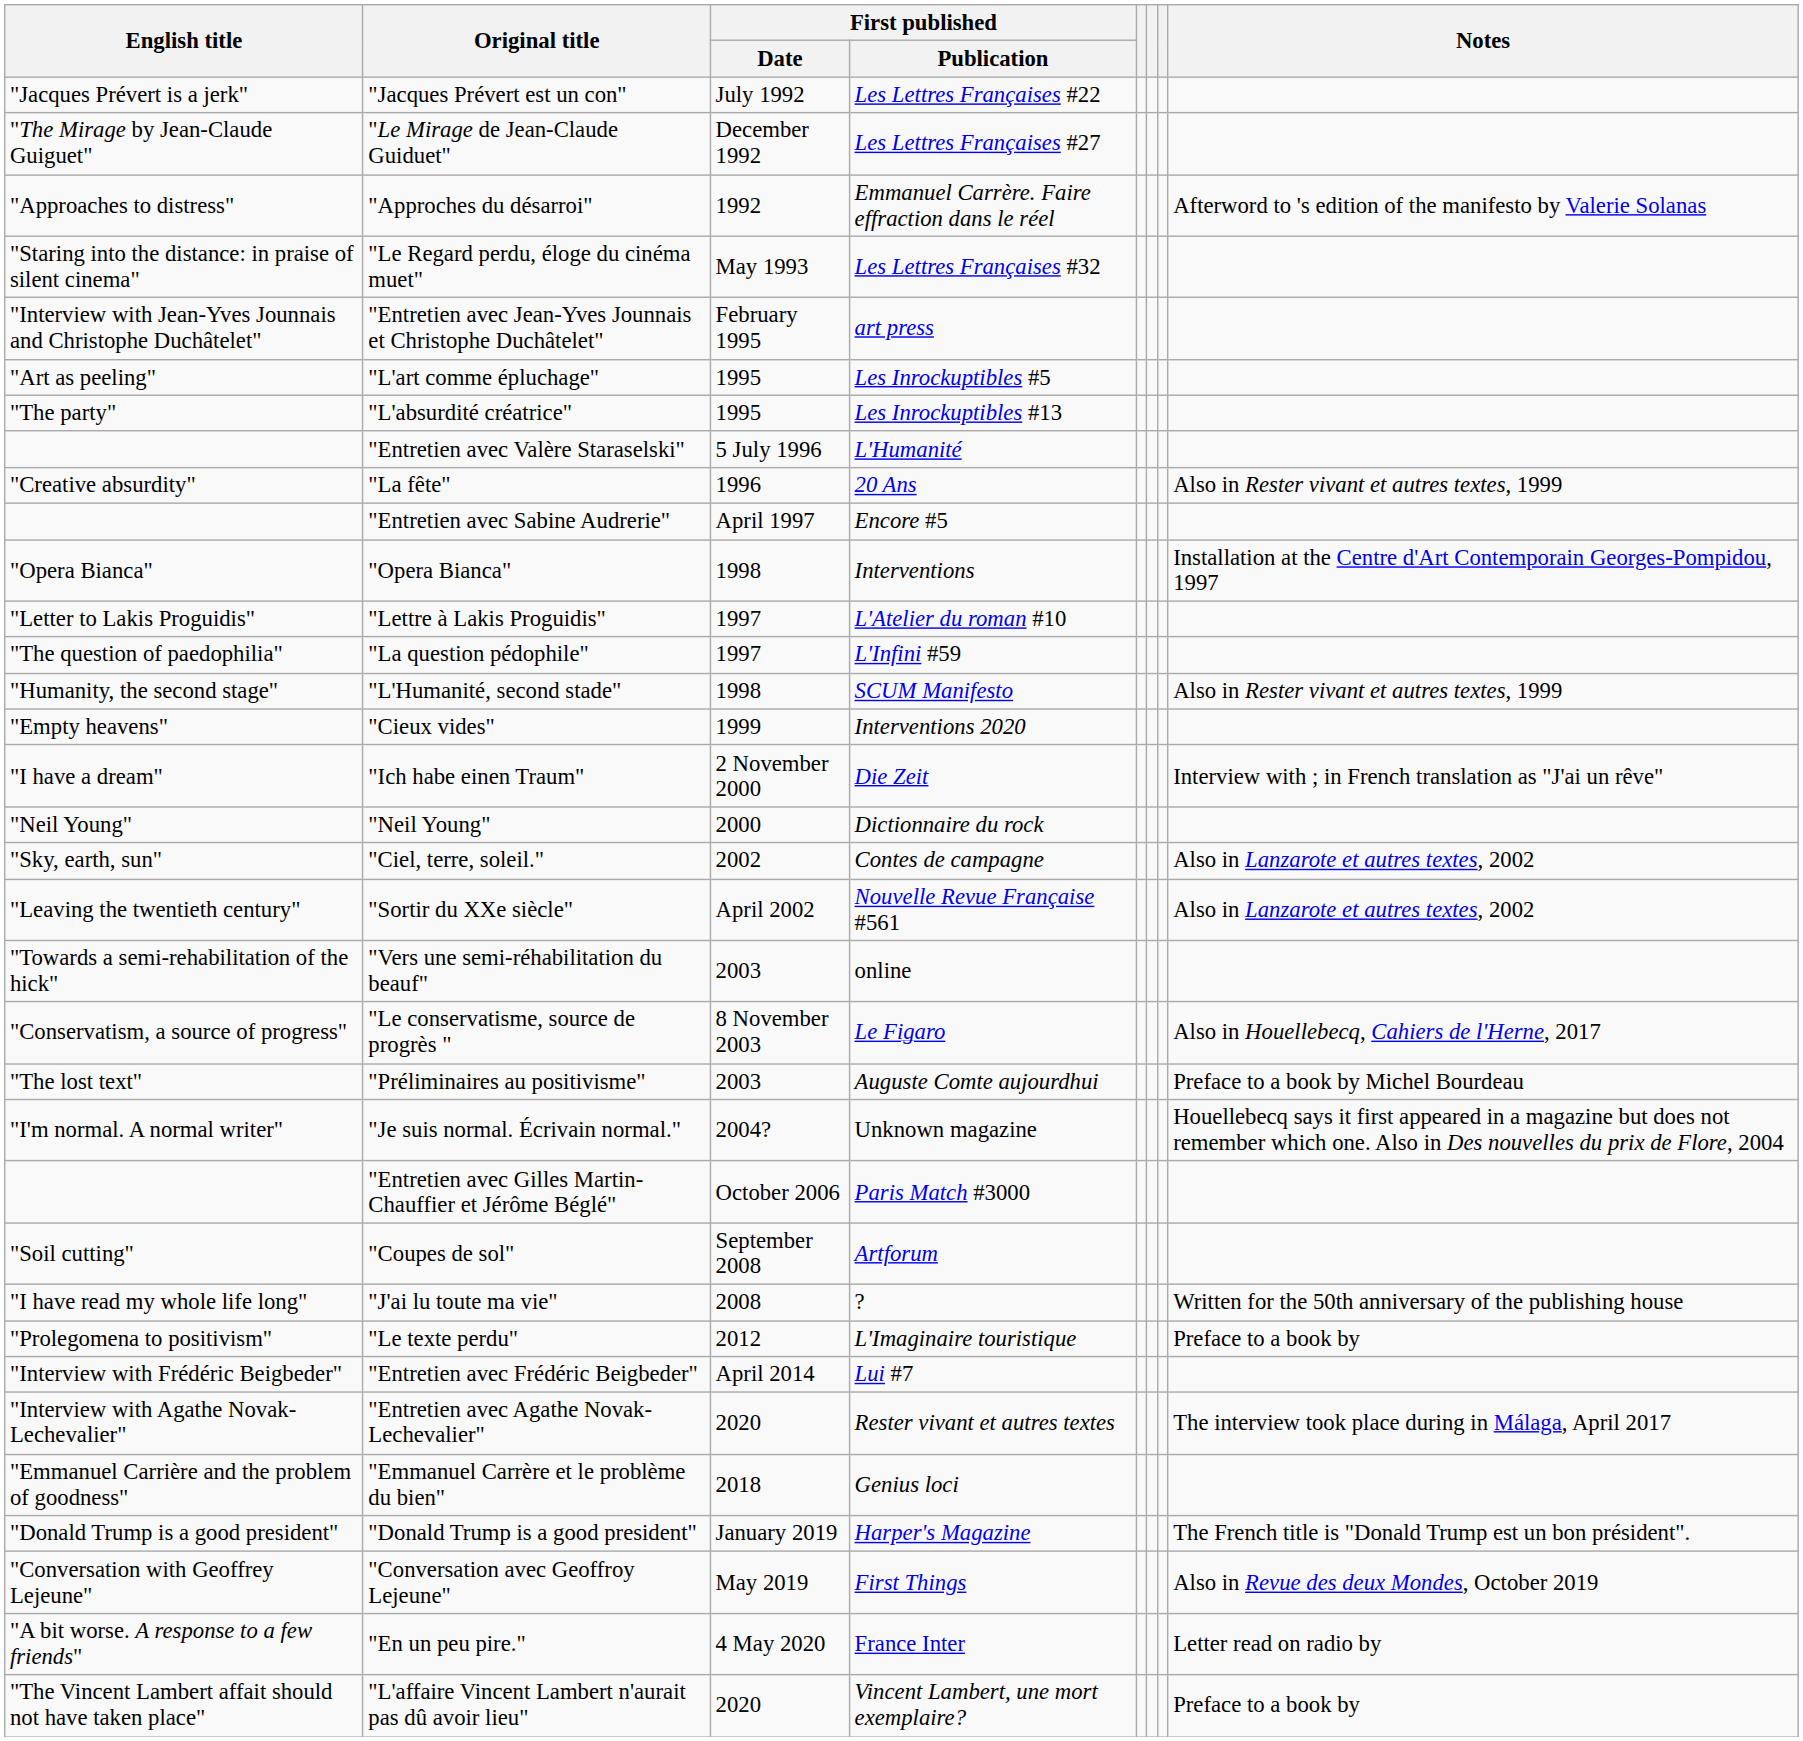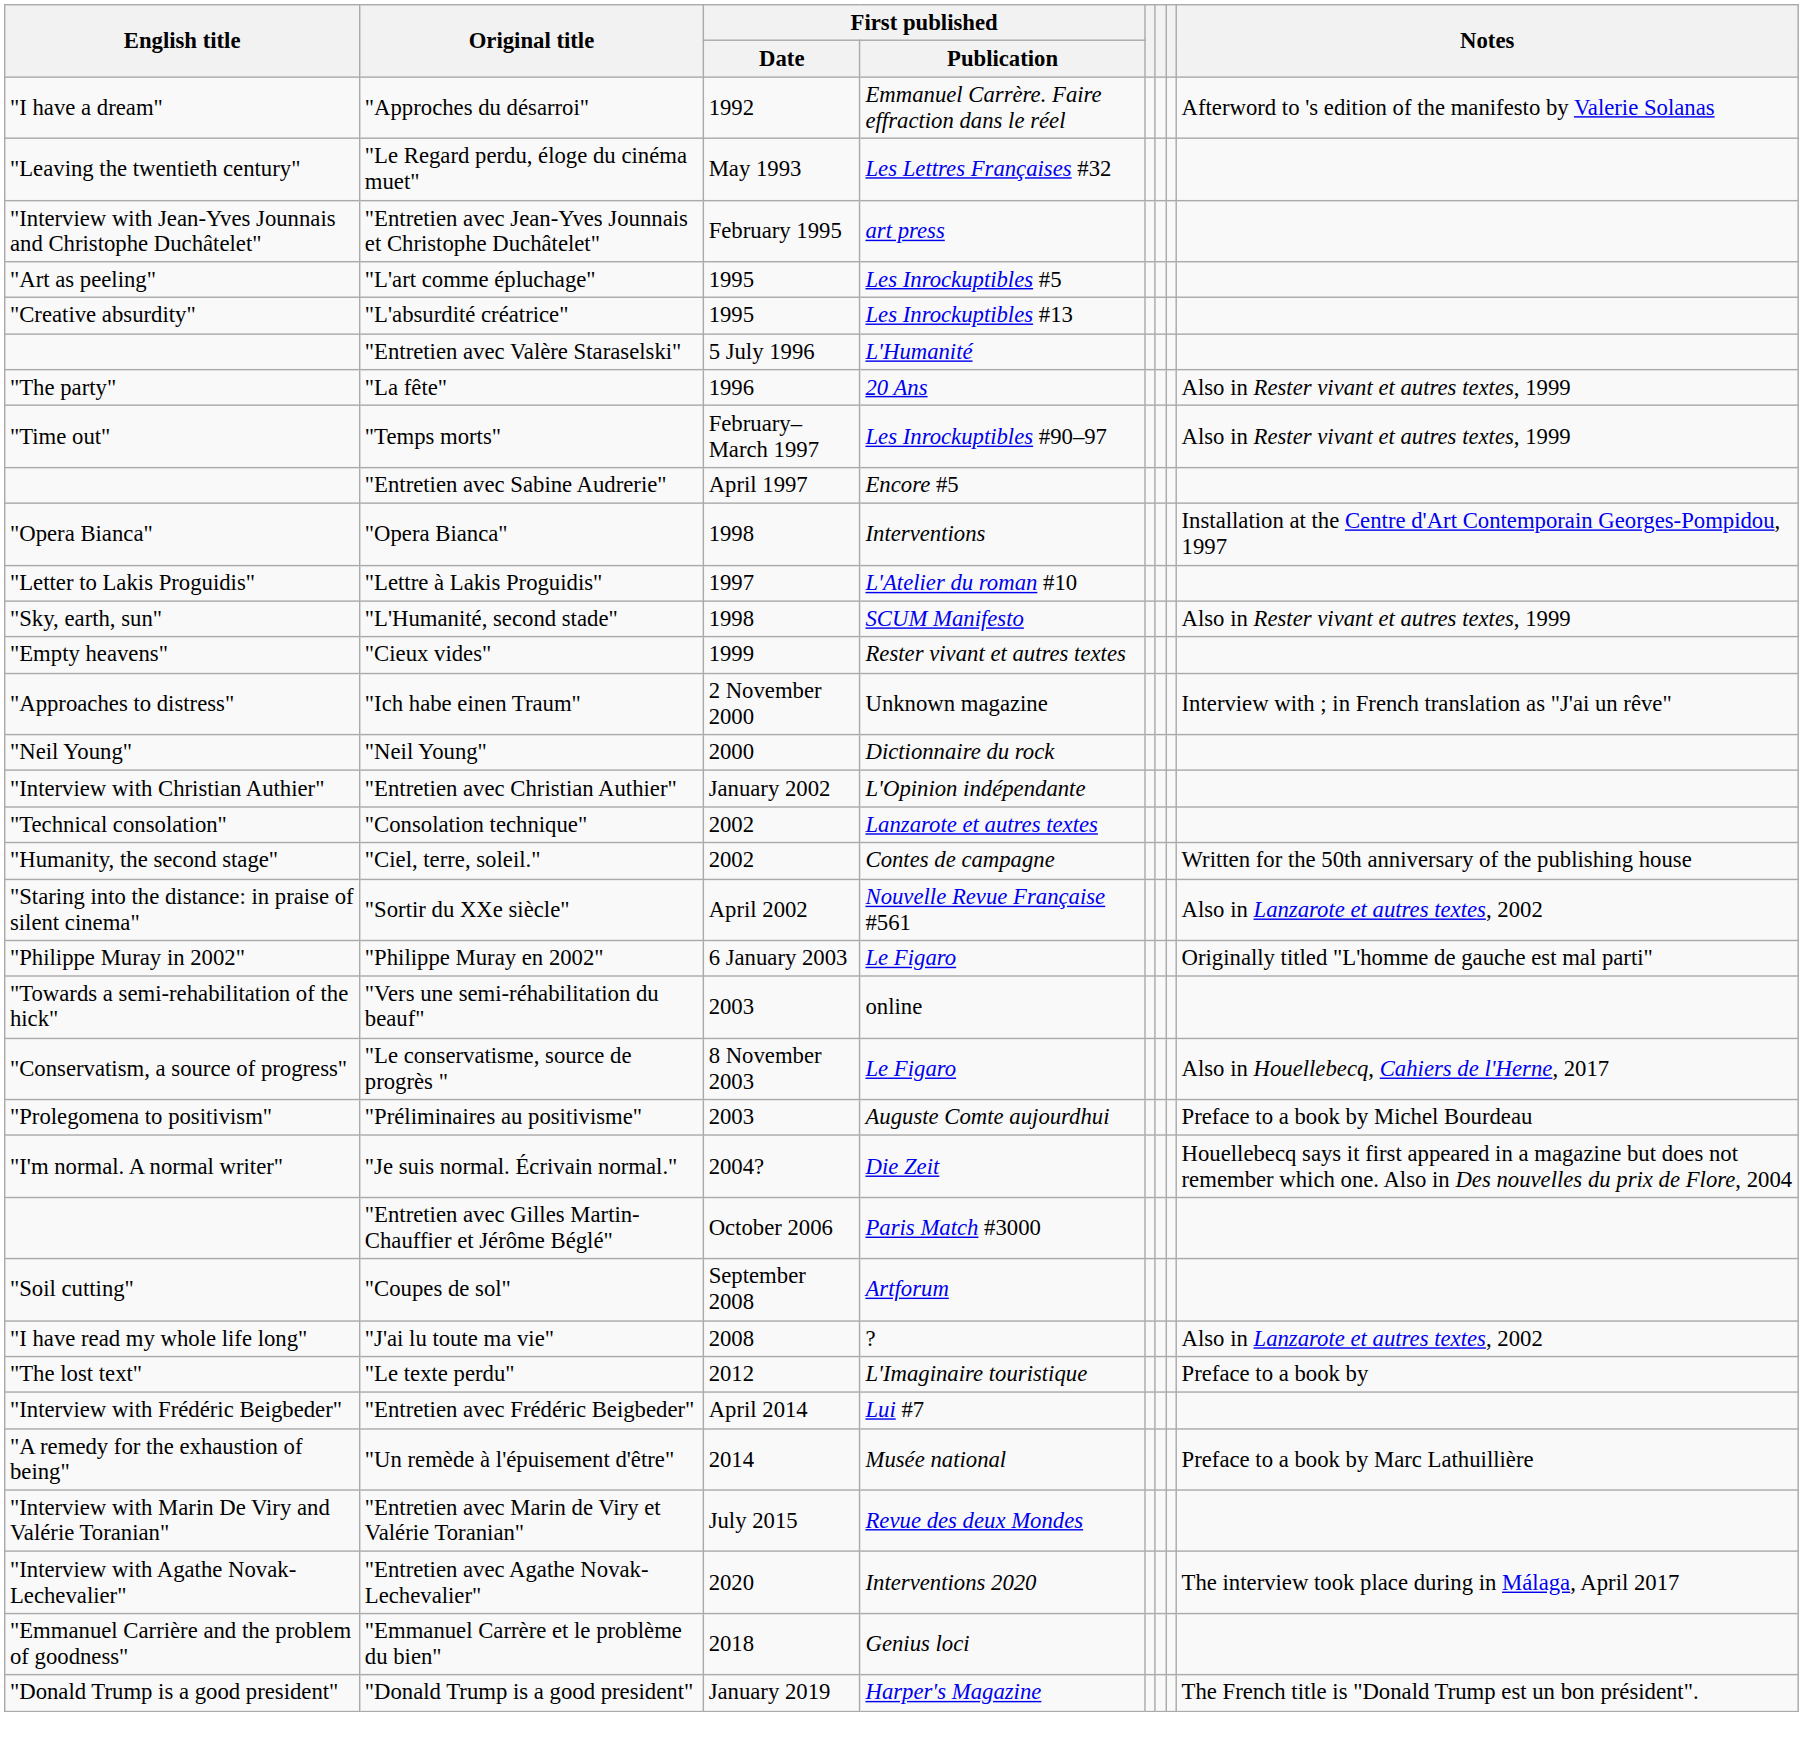- row: (497, 94)
- row: (493, 143)
(122, 204) "Approaches to distress" -> (86, 107) "I have a dream"
(182, 266) "Staring into the distance: in praise of silent cinema" -> (155, 168) "Leaving the twentieth century"
(63, 413) "The party" -> (103, 315) "Creative absurdity"
(103, 485) "Creative absurdity" -> (63, 387) "The party"
+ row: (433, 436)
- row: (479, 654)
(144, 690) "Humanity, the second stage" -> (86, 618) "Sky, earth, sun"
(940, 726) Interventions 2020 -> (996, 654) Rester vivant et autres textes
(86, 775) "I have a dream" -> (122, 703) "Approaches to distress"
(892, 775) Die Zeit -> (957, 703) Unknown magazine
+ row: (521, 788)
+ row: (476, 824)
(86, 860) "Sky, earth, sun" -> (144, 860) "Humanity, the second stage"
(1354, 860) Also in Lanzarote et autres textes, 2002 -> (1437, 860) Written for the 50th anniversary of the publishing house
(155, 909) "Leaving the twentieth century" -> (182, 909) "Staring into the distance: in praise of silent cinema"
+ row: (484, 958)
(76, 1081) "The lost text" -> (141, 1117) "Prolegomena to positivism"
(946, 1130) Unknown magazine -> (902, 1166) Die Zeit
(1428, 1302) Written for the 50th anniversary of the publishing house -> (1362, 1338) Also in Lanzarote et autres textes, 2002
(141, 1338) "Prolegomena to positivism" -> (76, 1374) "The lost text"
+ row: (519, 1459)
+ row: (513, 1520)
(985, 1422) Rester vivant et autres textes -> (951, 1582) Interventions 2020
- row: (501, 1582)
- row: (447, 1643)
- row: (527, 1705)
